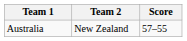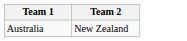- column: (161, 12)
